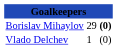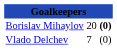(92, 25) 29 -> (92, 25) 20
(89, 40) 1 -> (89, 40) 7
